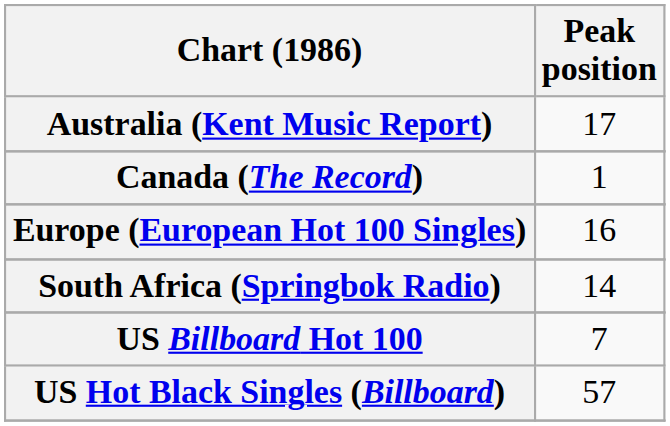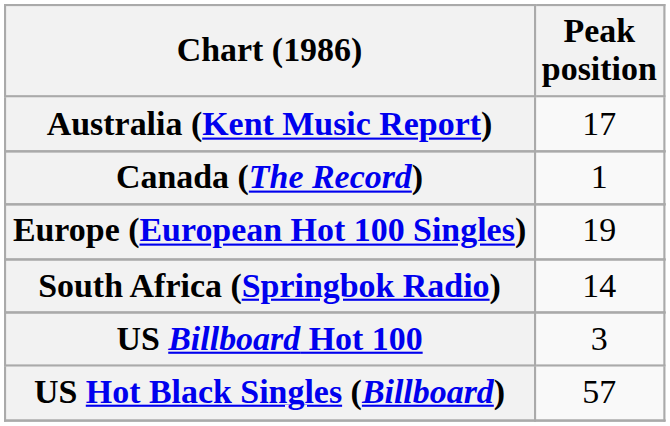(599, 230) 16 -> (599, 230) 19
(599, 338) 7 -> (599, 338) 3
